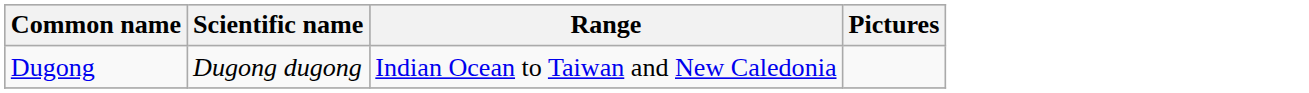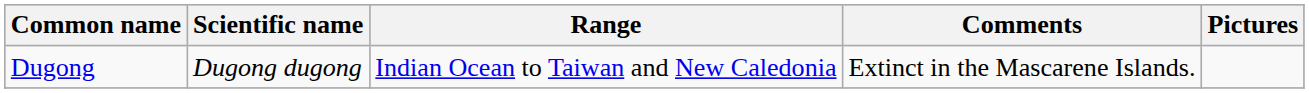+ column: (1022, 25)
